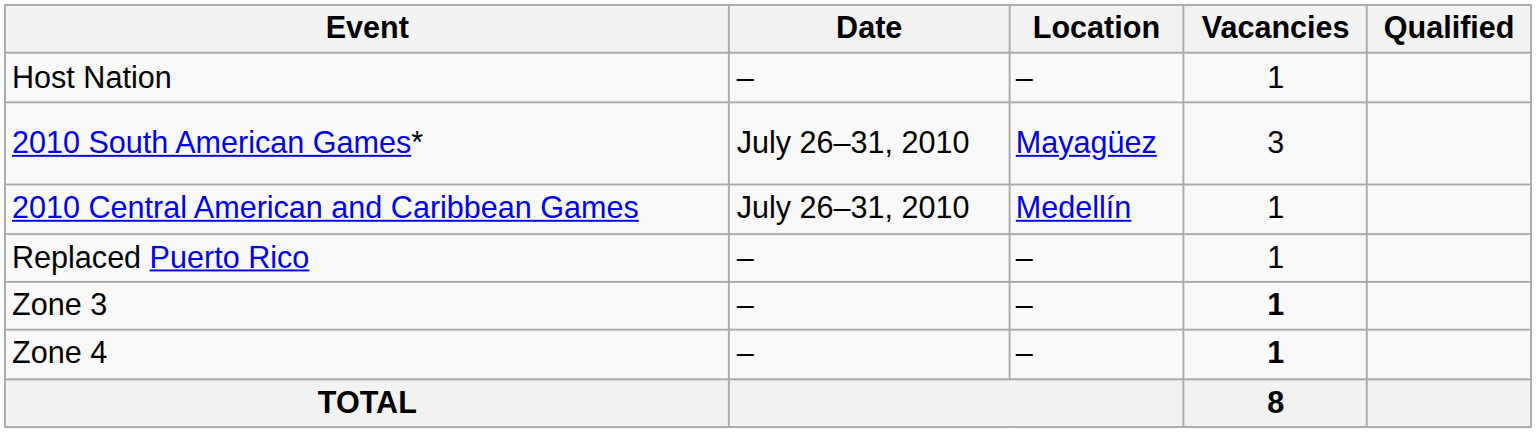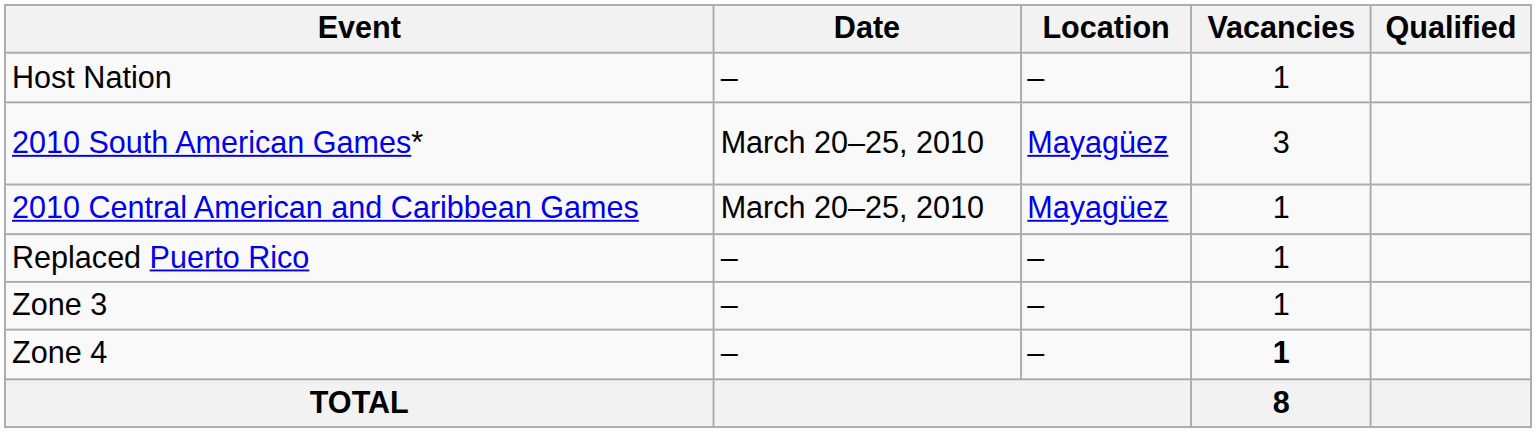(853, 142) July 26–31, 2010 -> (852, 142) March 20–25, 2010
(853, 208) July 26–31, 2010 -> (852, 208) March 20–25, 2010
(1074, 208) Medellín -> (1098, 208) Mayagüez
(1276, 305) bold -> (1281, 305) normal
